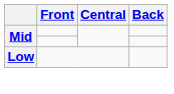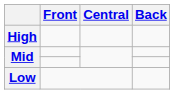+ row: (22, 36)
